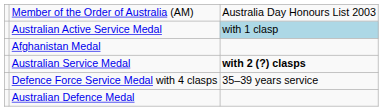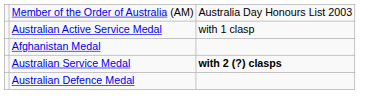(250, 30) lightblue background -> (226, 30) no background
- row: (115, 81)
